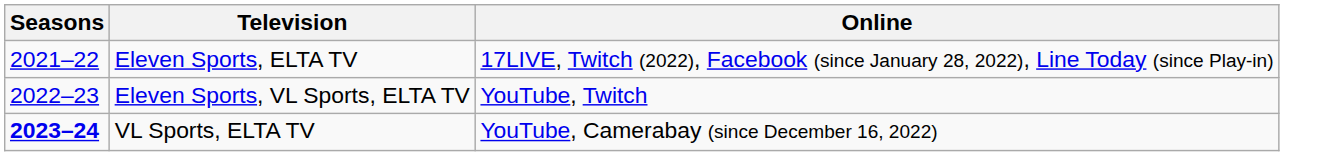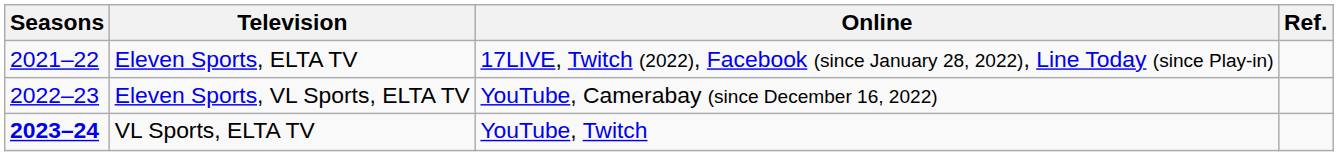+ column: (1306, 22)
(564, 95) YouTube, Twitch -> (709, 95) YouTube, Camerabay (since December 16, 2022)
(709, 131) YouTube, Camerabay (since December 16, 2022) -> (564, 131) YouTube, Twitch
